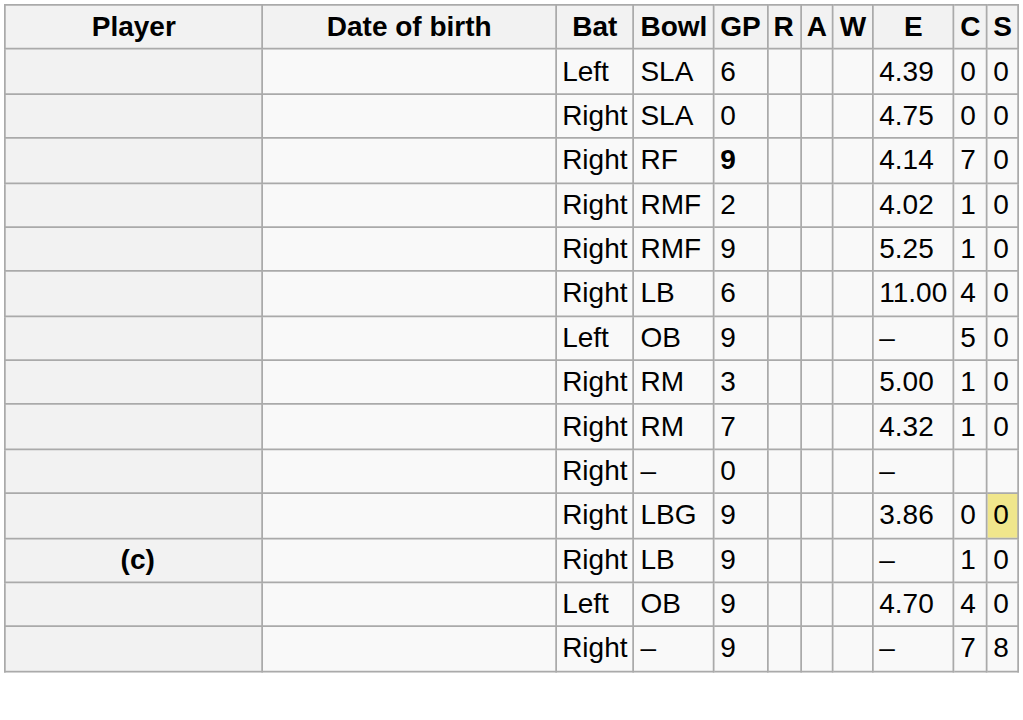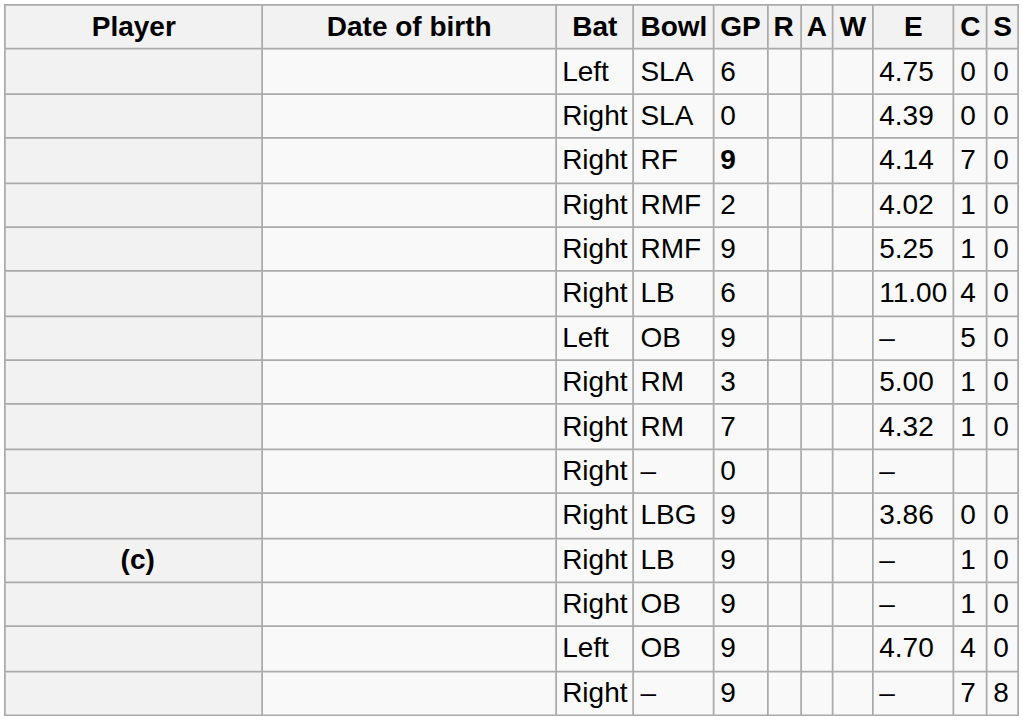(906, 71) 4.39 -> (906, 71) 4.75
(906, 115) 4.75 -> (906, 115) 4.39
(1001, 515) khaki background -> (1001, 515) no background
+ row: (595, 603)
